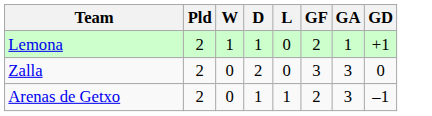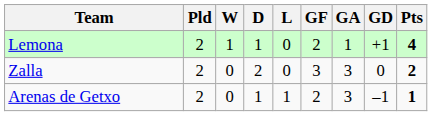+ column: (412, 17)
